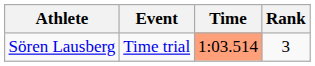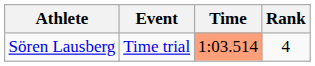(286, 46) 3 -> (286, 46) 4
